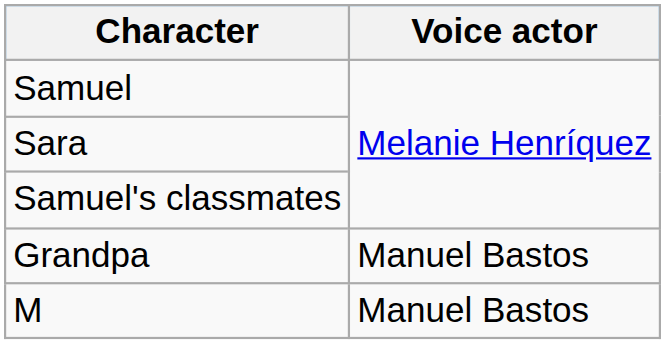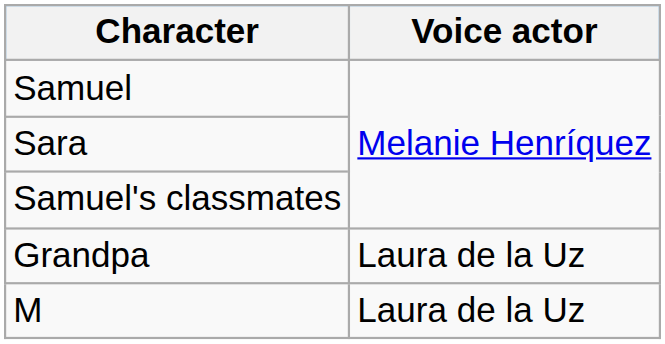(473, 254) Manuel Bastos -> (471, 254) Laura de la Uz
(473, 310) Manuel Bastos -> (471, 310) Laura de la Uz
